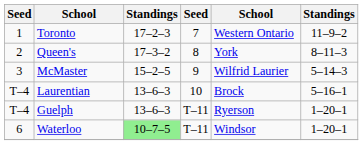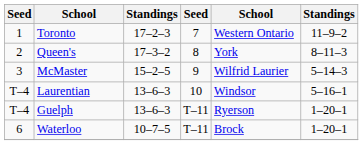(229, 91) Brock -> (235, 91) Windsor
(152, 129) lightgreen background -> (152, 129) no background
(235, 129) Windsor -> (229, 129) Brock
